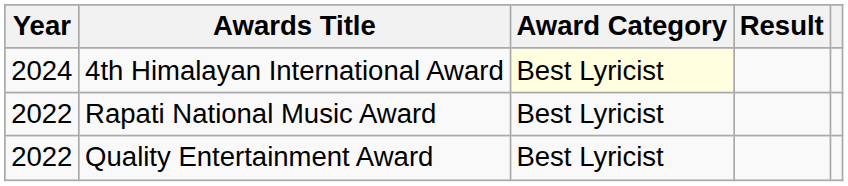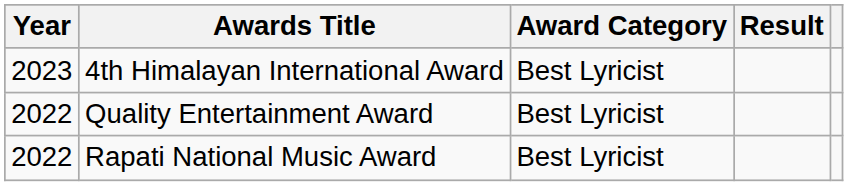(42, 69) 2024 -> (42, 69) 2023
(590, 69) lightyellow background -> (590, 69) no background
rows swapped: (261, 113) <-> (259, 157)
